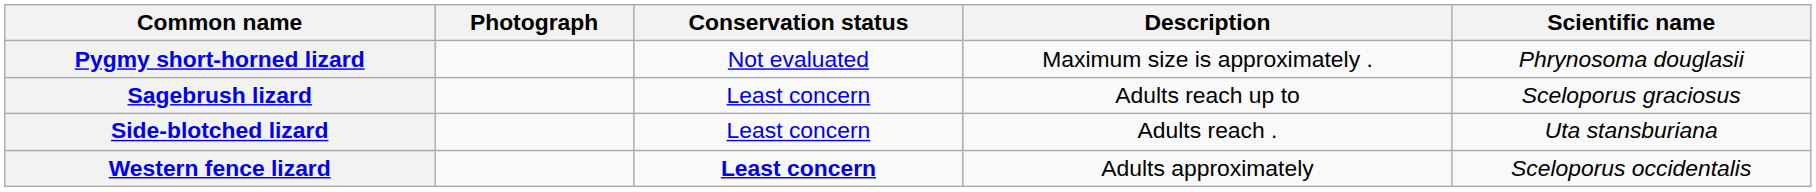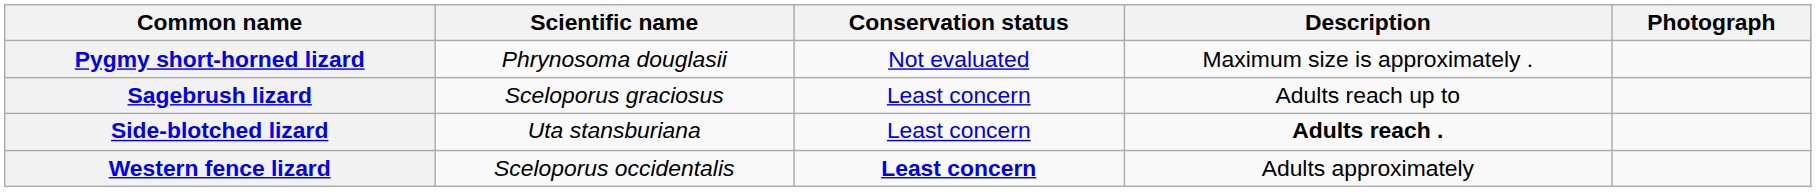columns swapped: (1631, 22) <-> (534, 22)
(1208, 131) normal -> (1368, 131) bold
